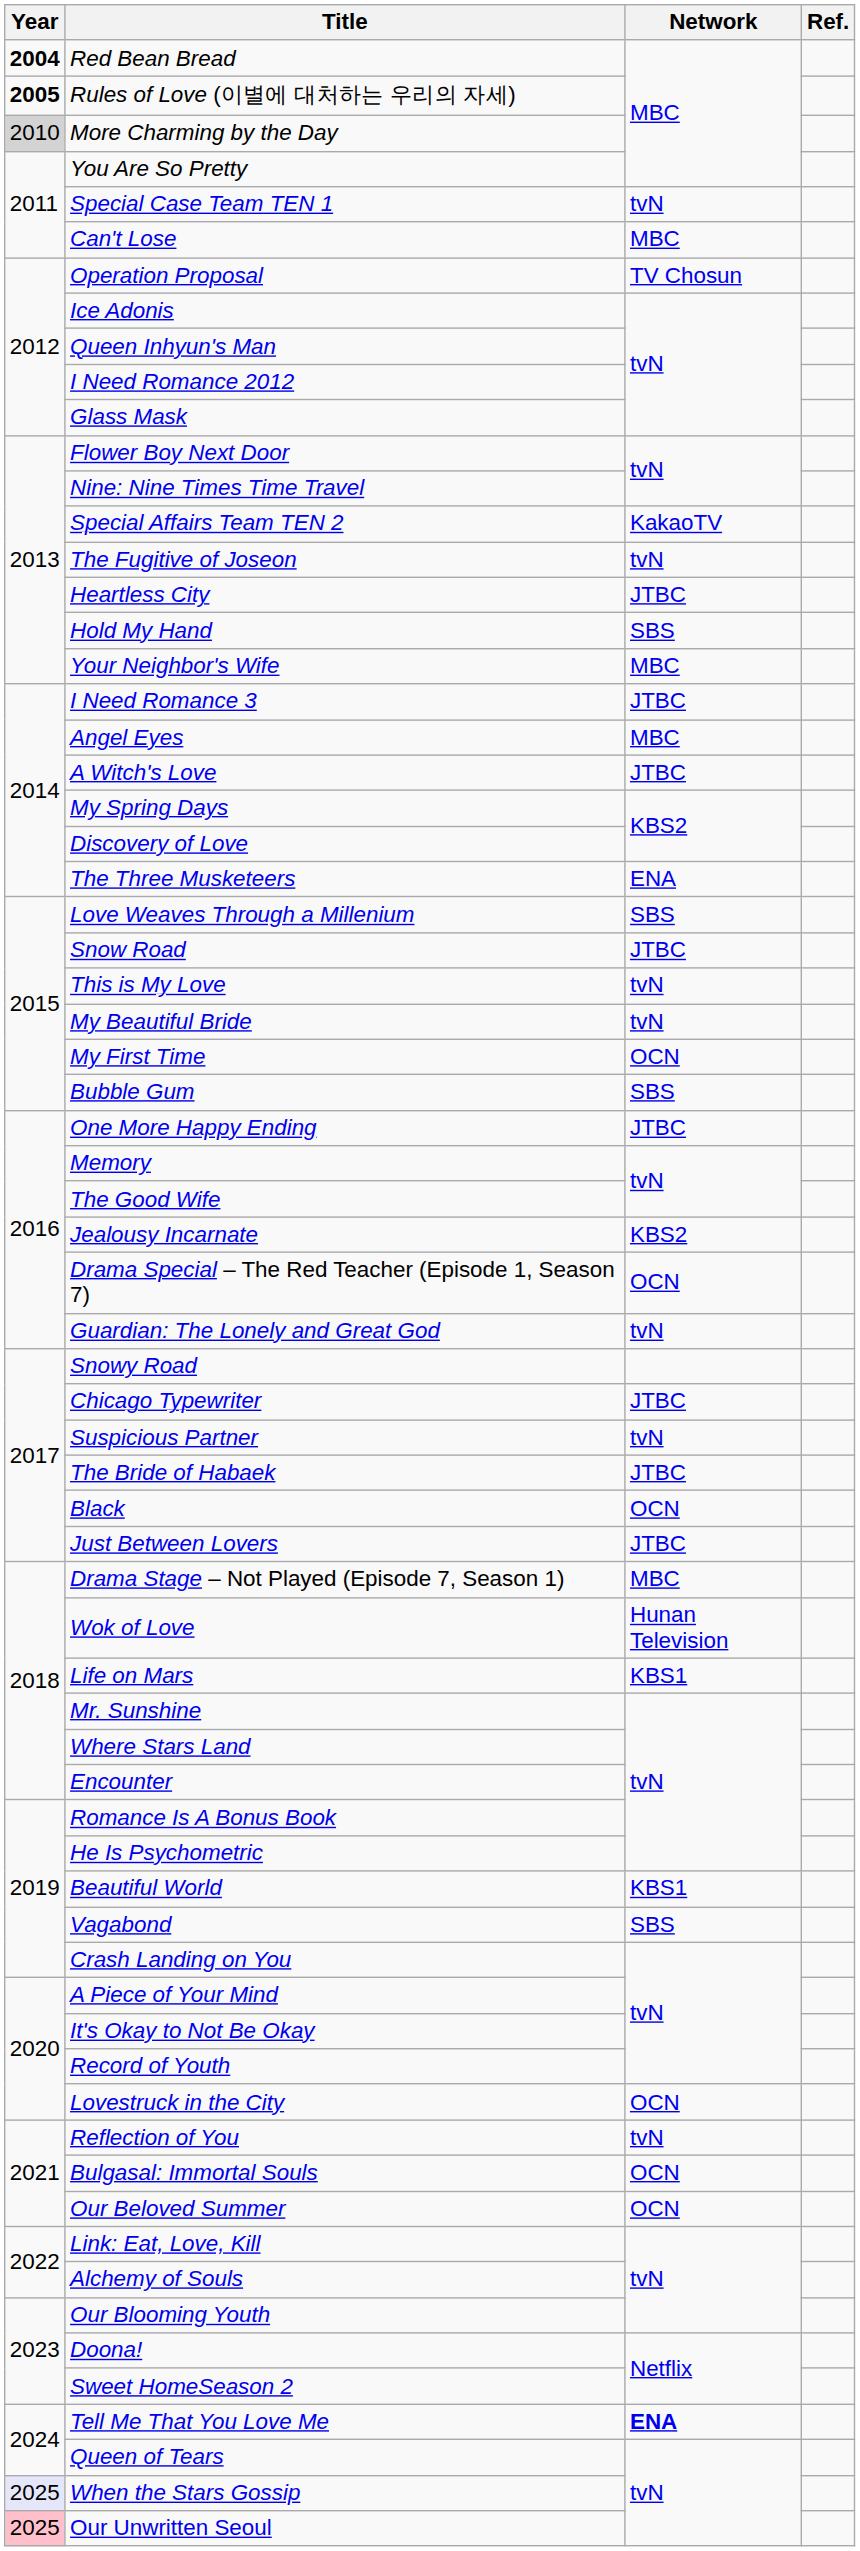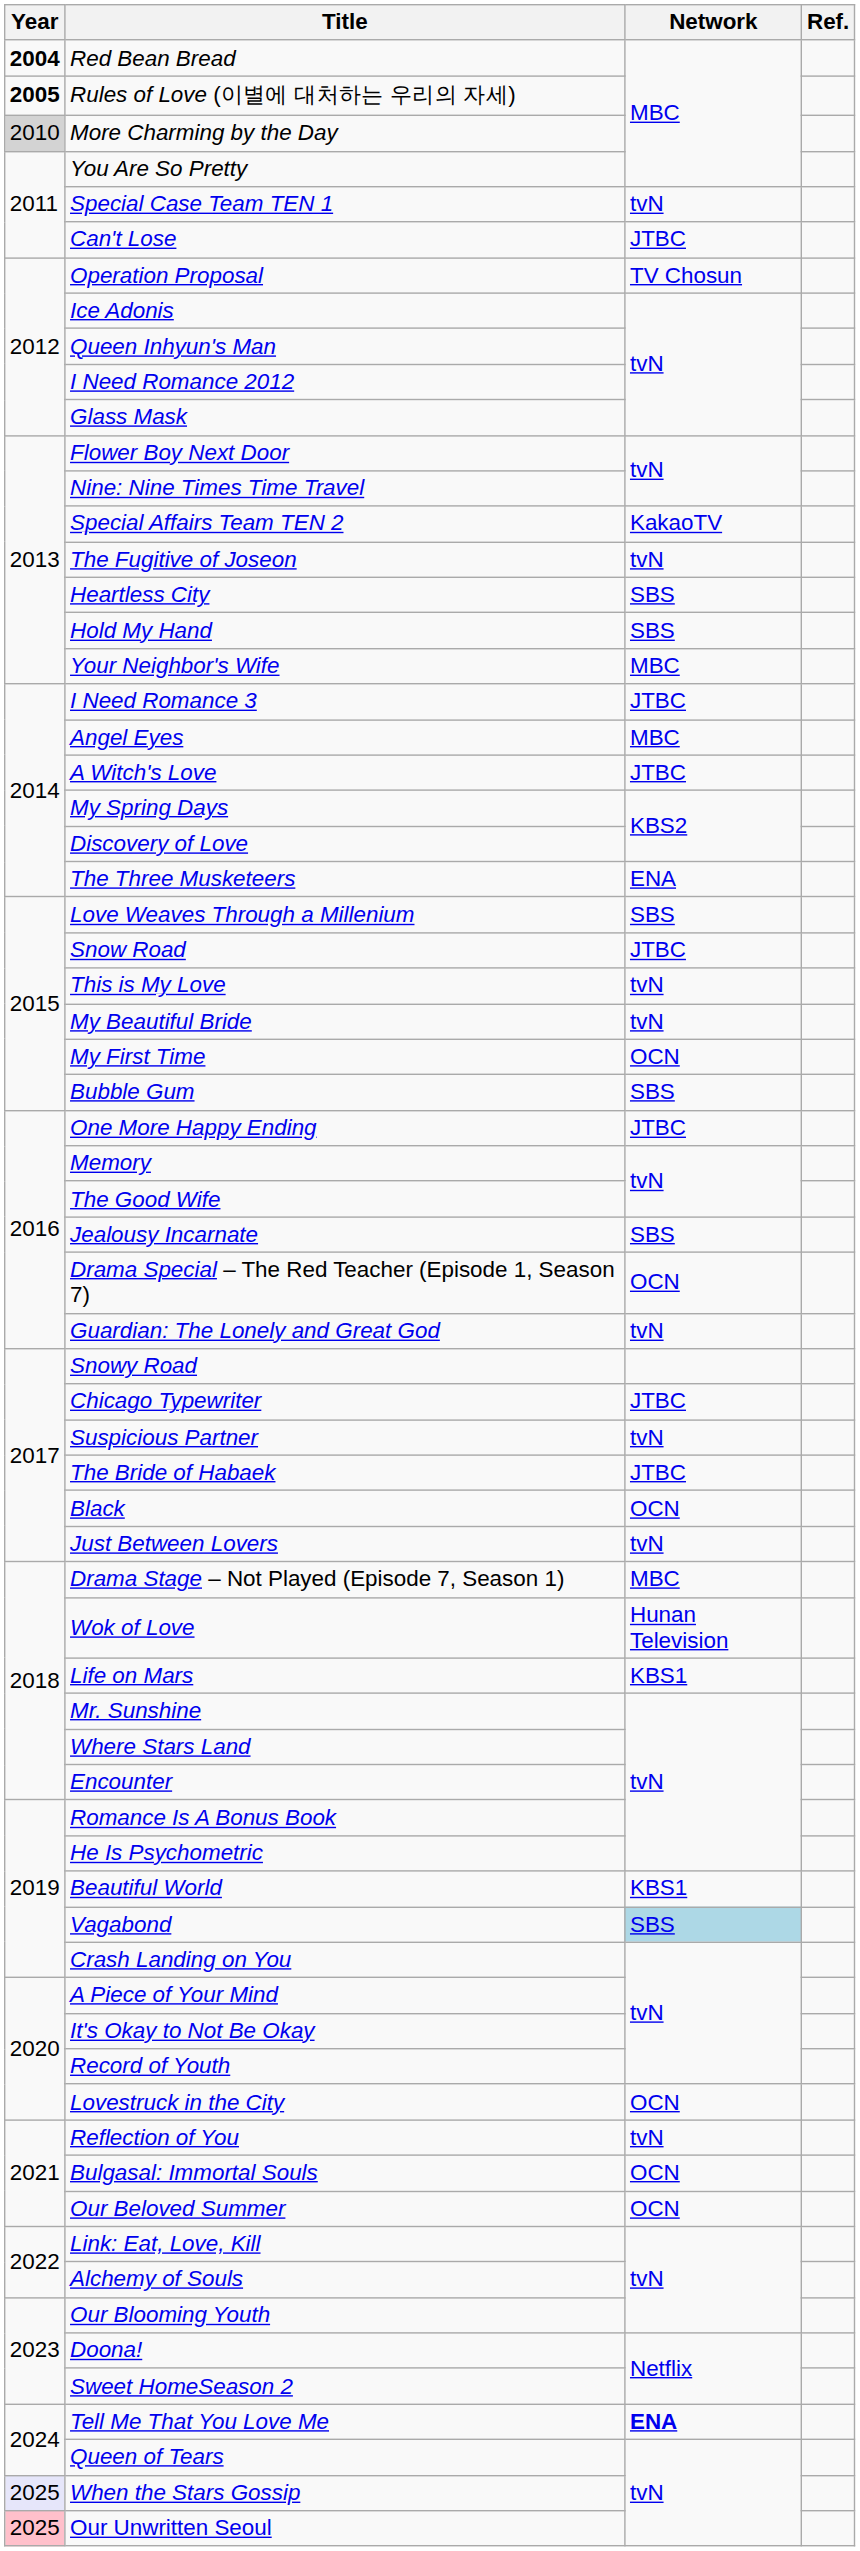(655, 239) MBC -> (658, 239) JTBC
(658, 594) JTBC -> (652, 594) SBS
(659, 1234) KBS2 -> (652, 1234) SBS
(658, 1543) JTBC -> (647, 1543) tvN
(652, 1924) no background -> (652, 1924) lightblue background
